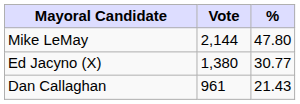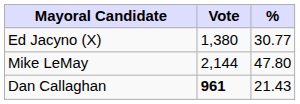rows swapped: (48, 39) <-> (55, 63)
(213, 87) normal -> (213, 87) bold
